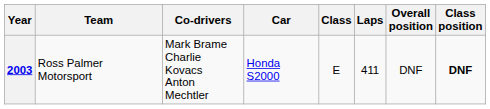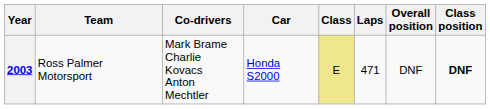(336, 70) no background -> (336, 70) khaki background
(370, 70) 411 -> (370, 70) 471
